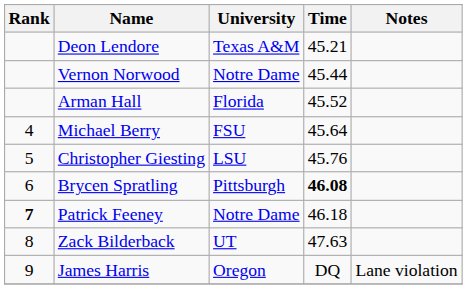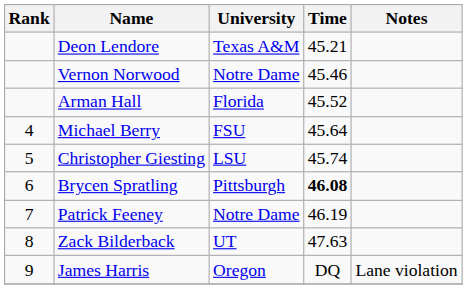(327, 74) 45.44 -> (327, 74) 45.46
(327, 158) 45.76 -> (327, 158) 45.74
(29, 213) bold -> (29, 213) normal
(327, 213) 46.18 -> (327, 213) 46.19
